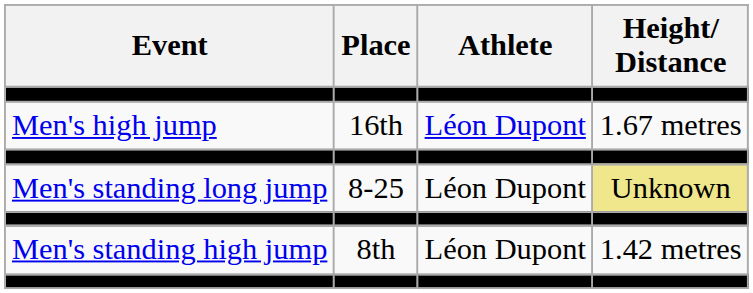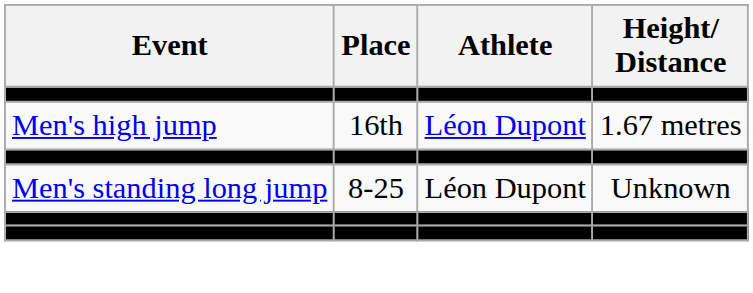(671, 187) khaki background -> (671, 187) no background
- row: (170, 249)
